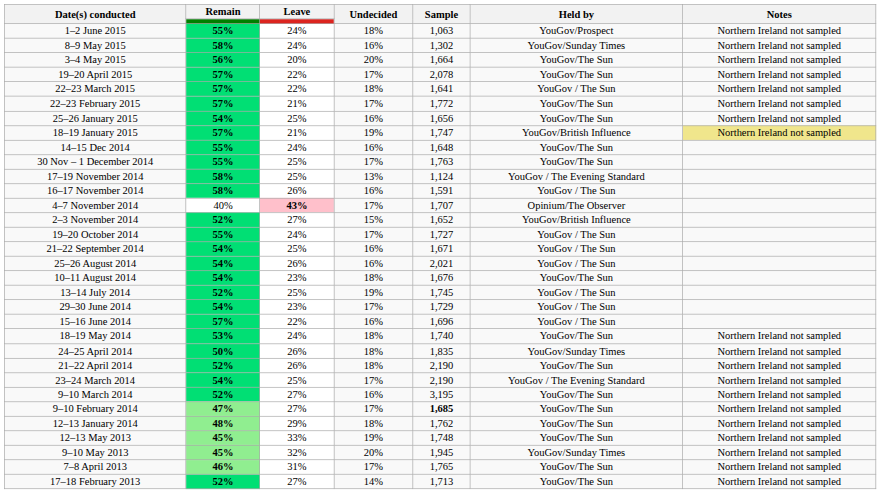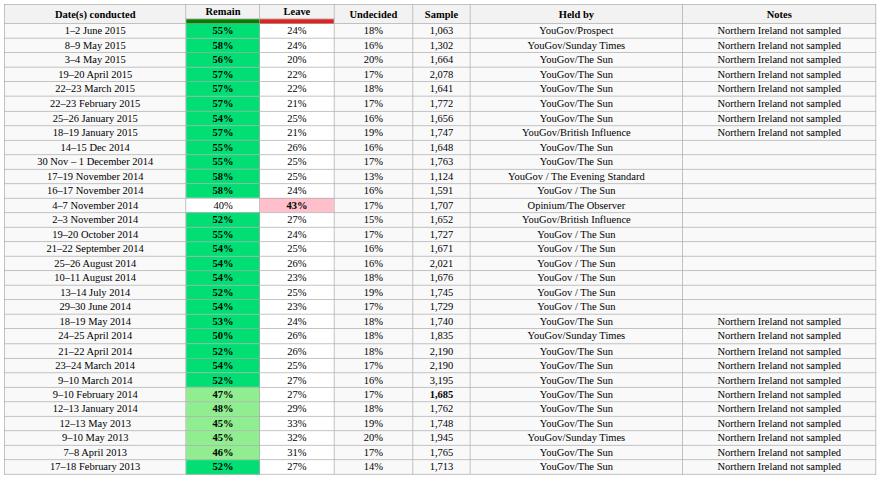(576, 89) YouGov / The Sun -> (576, 89) YouGov/The Sun
(779, 133) khaki background -> (779, 133) no background
(297, 147) 24% -> (297, 147) 26%
(297, 191) 26% -> (297, 191) 24%
(576, 278) YouGov/The Sun -> (576, 278) YouGov / The Sun
- row: (95, 322)
(576, 380) YouGov / The Evening Standard -> (576, 365) YouGov/The Sun
